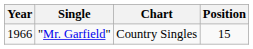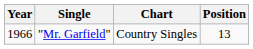(224, 34) 15 -> (224, 34) 13
